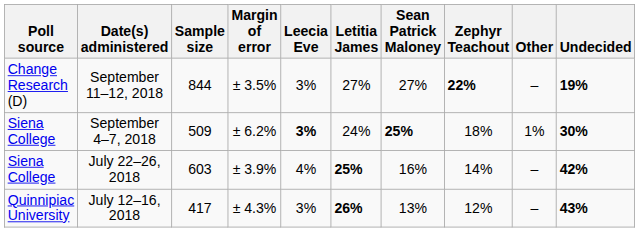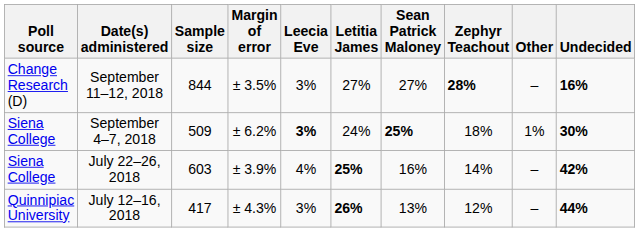(462, 85) 22% -> (462, 85) 28%
(574, 85) 19% -> (574, 85) 16%
(574, 207) 43% -> (574, 207) 44%
